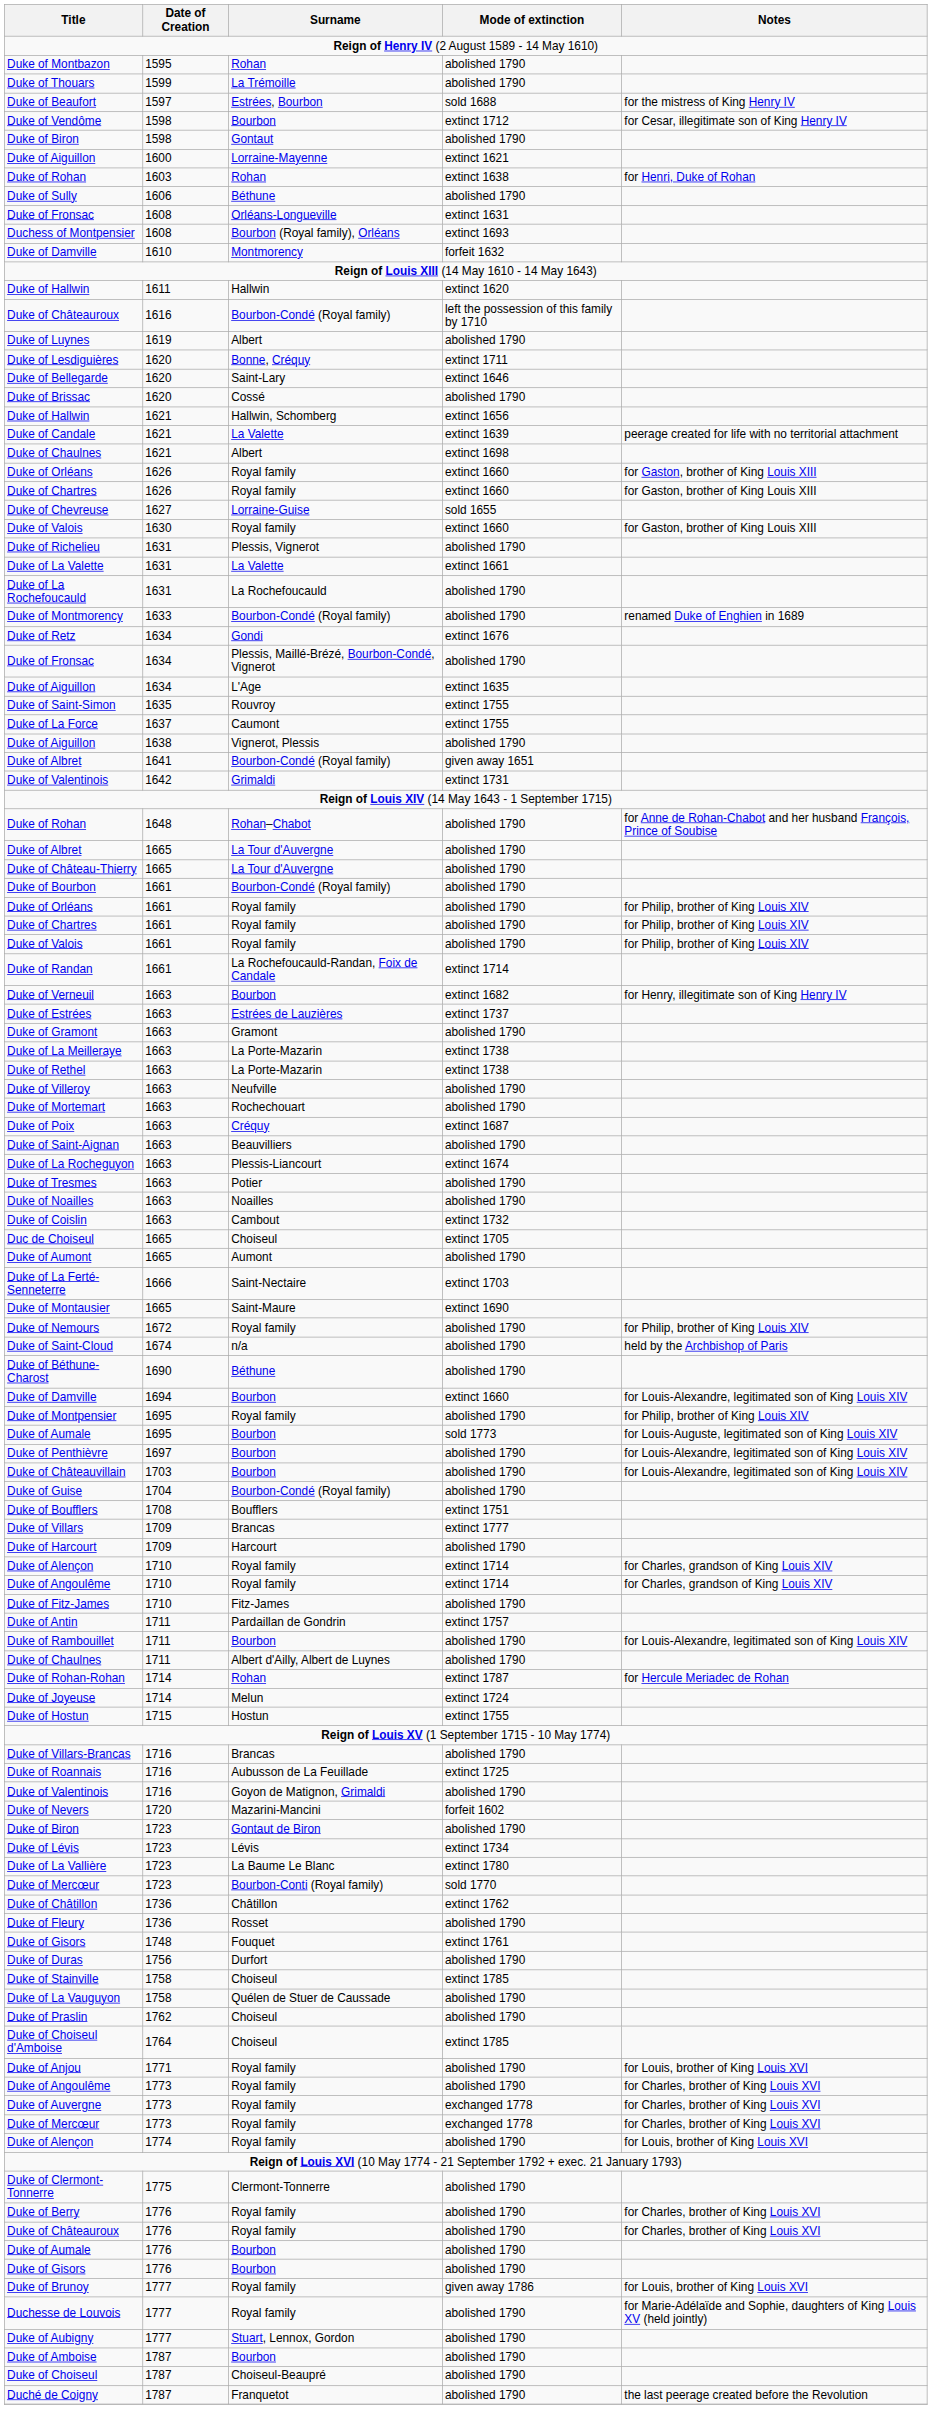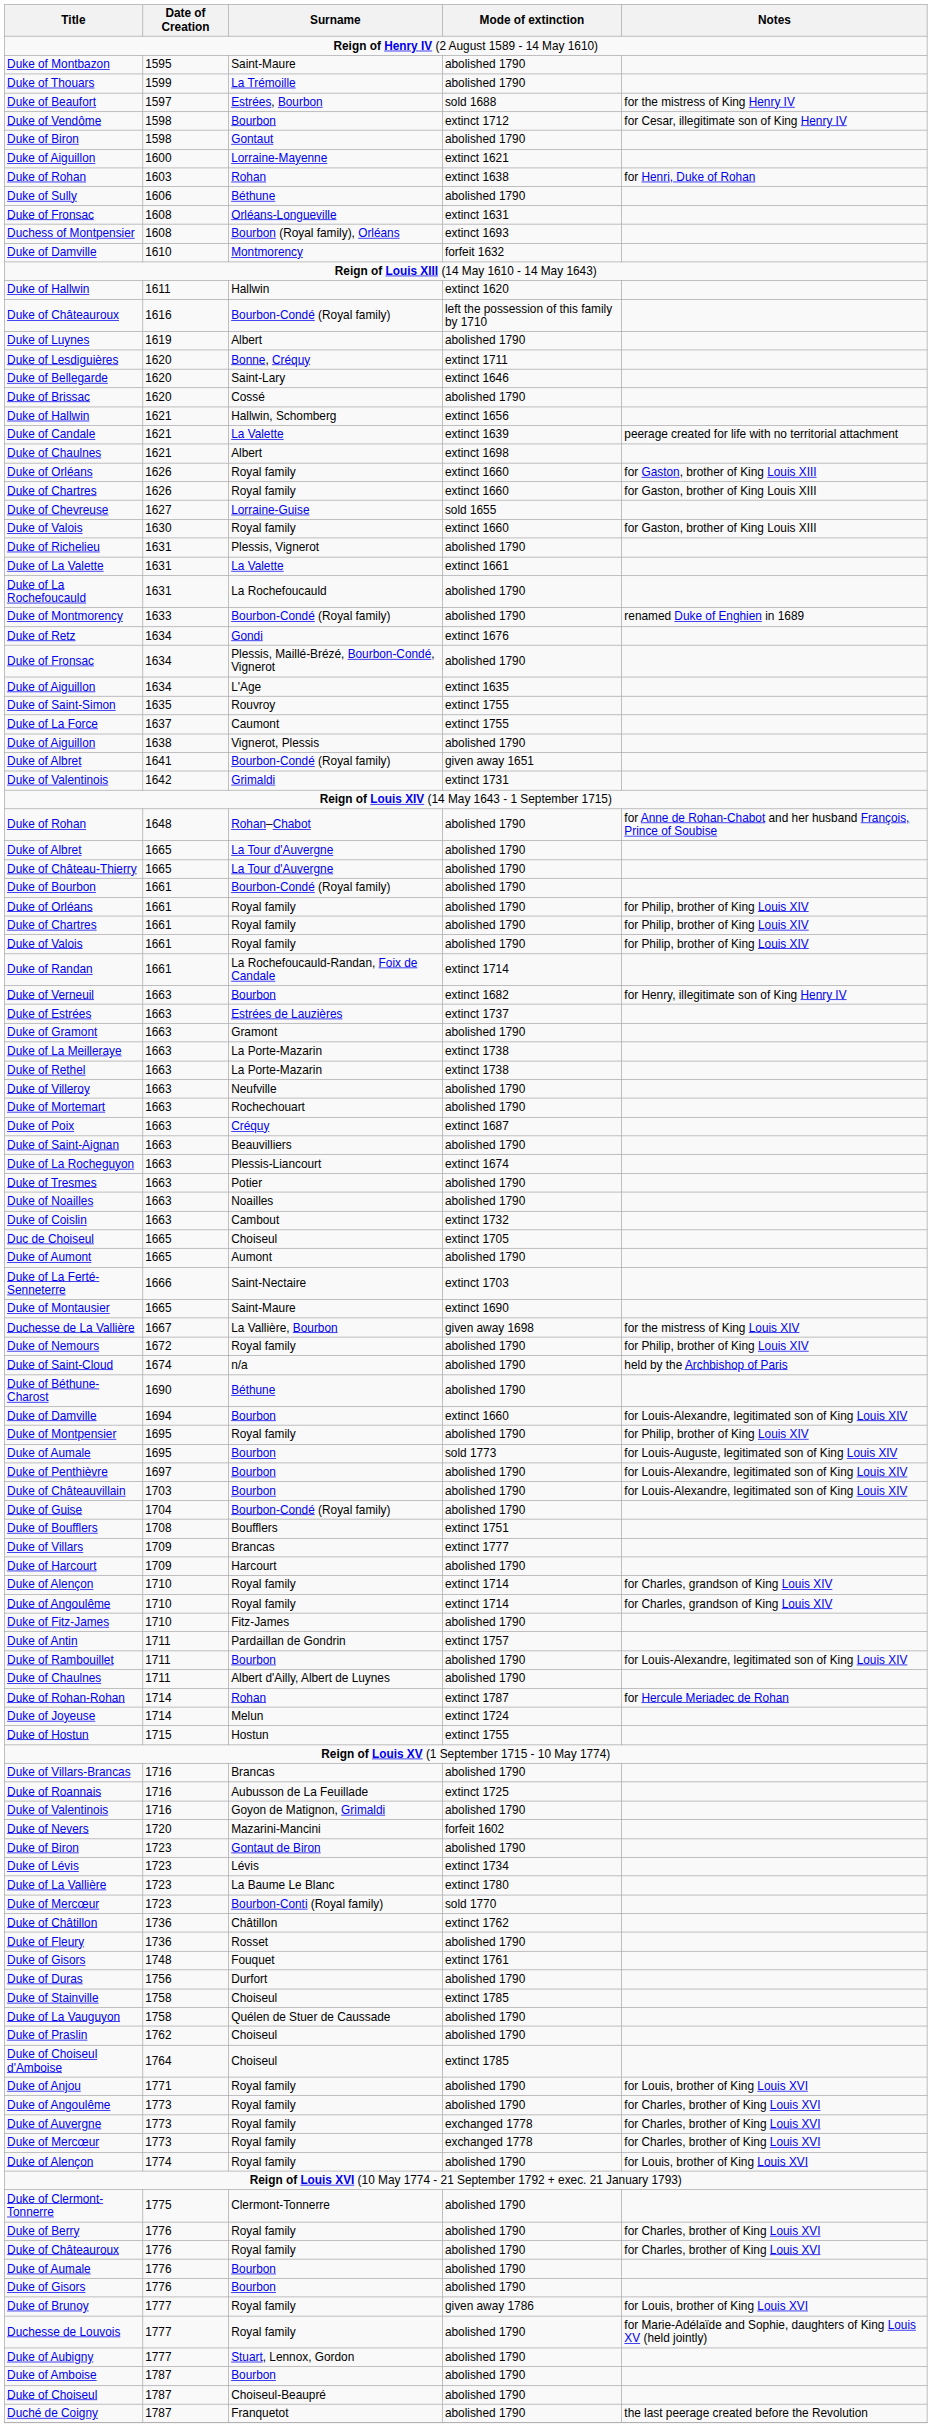(249, 64) Rohan -> (263, 64) Saint-Maure
+ row: (71, 1327)
